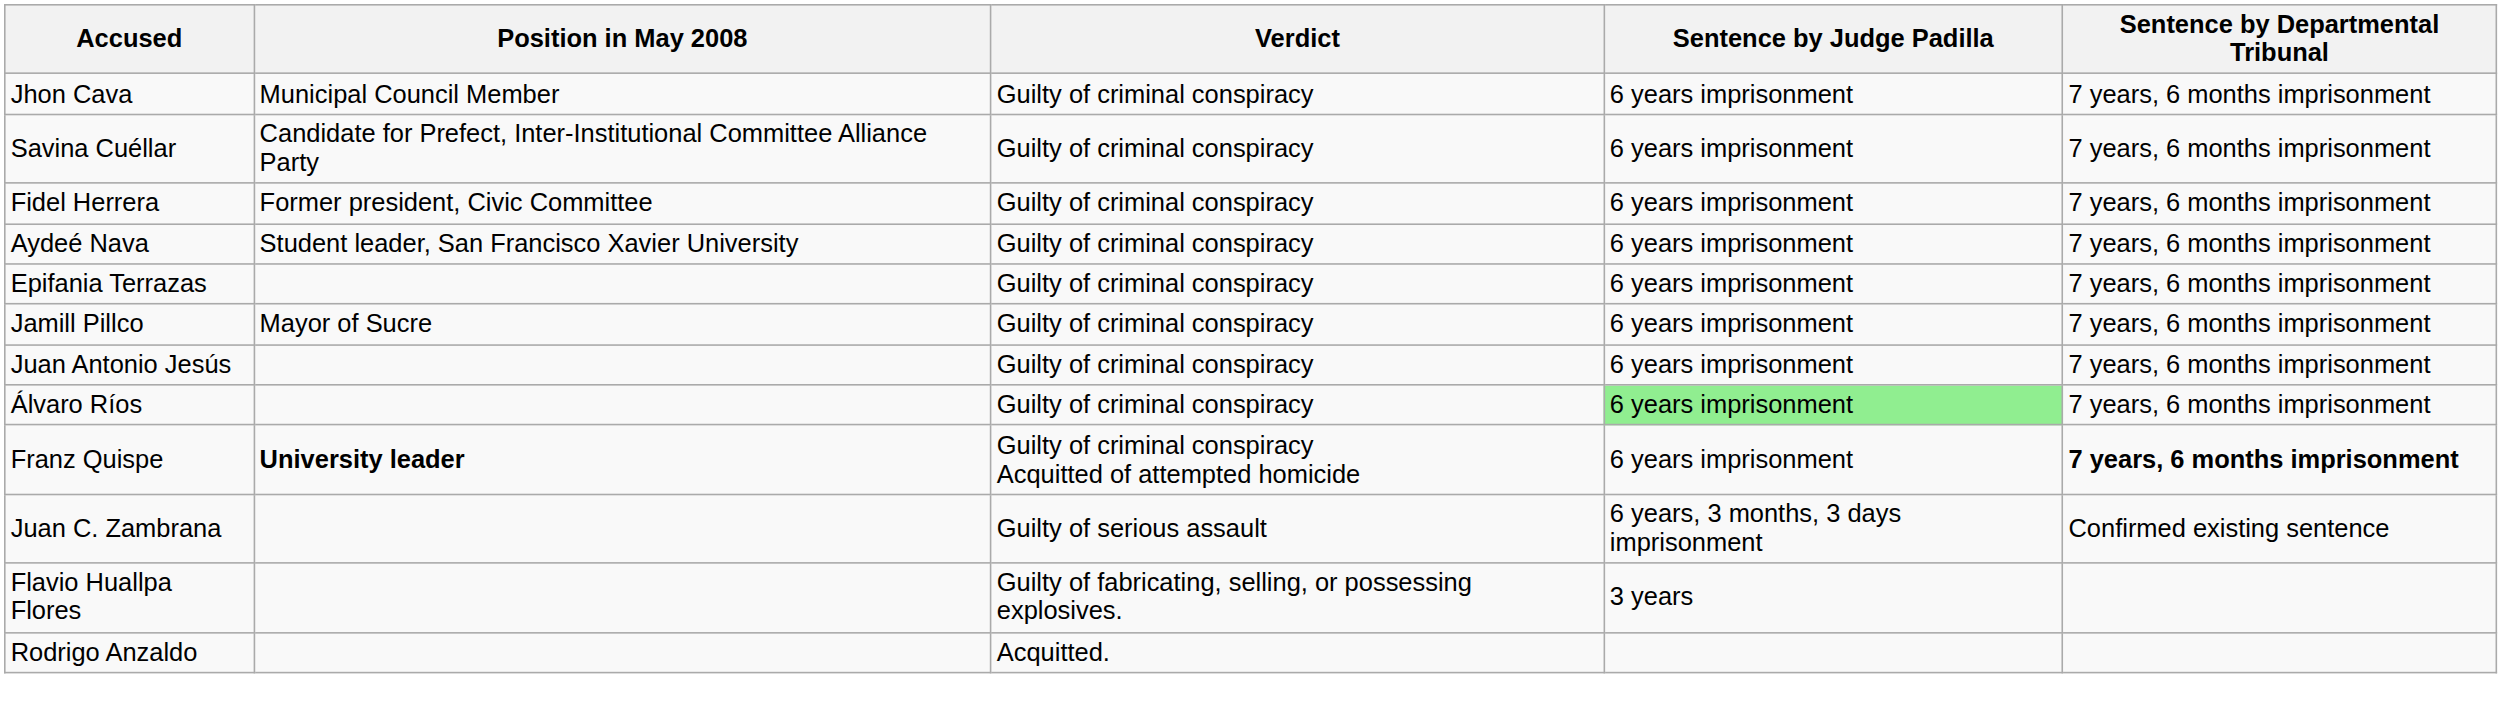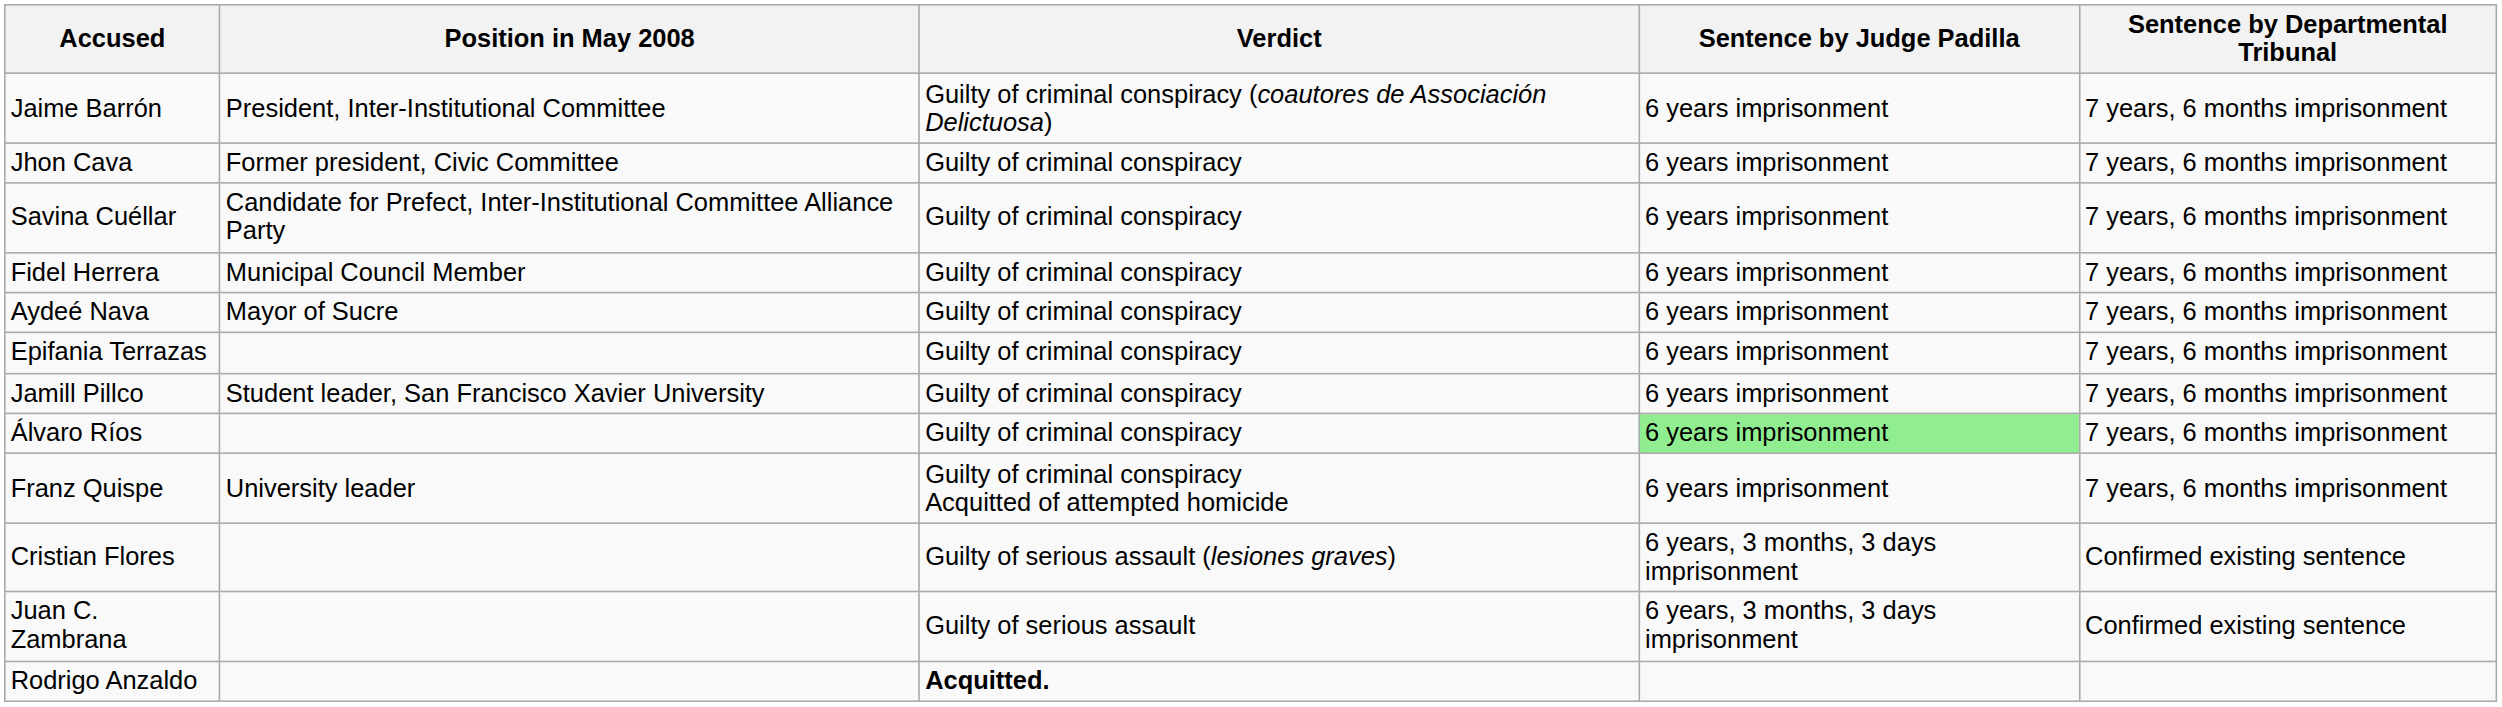+ row: (86, 107)
(409, 93) Municipal Council Member -> (422, 162) Former president, Civic Committee
(456, 202) Former president, Civic Committee -> (376, 271) Municipal Council Member
(529, 243) Student leader, San Francisco Xavier University -> (312, 312) Mayor of Sucre
(346, 323) Mayor of Sucre -> (495, 392) Student leader, San Francisco Xavier University
- row: (121, 364)
(362, 459) bold -> (321, 487) normal
(2264, 459) bold -> (2266, 487) normal
+ row: (93, 556)
- row: (91, 597)
(1053, 651) normal -> (987, 680) bold
